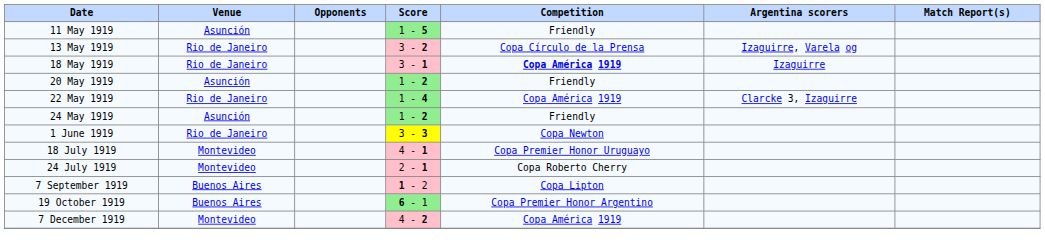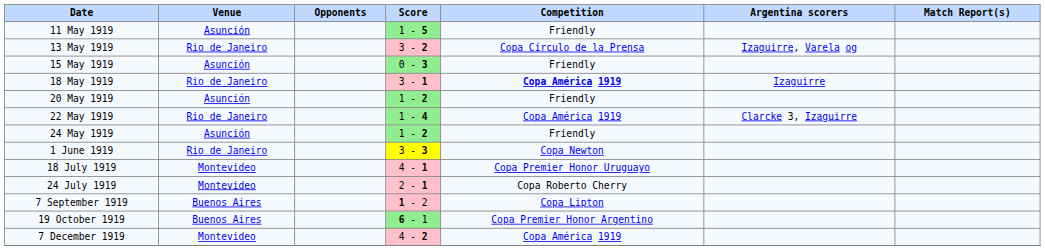+ row: (82, 65)
